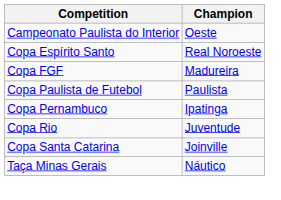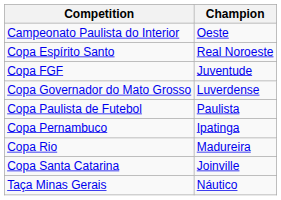(212, 71) Madureira -> (224, 71) Juventude
+ row: (99, 90)
(212, 128) Juventude -> (224, 147) Madureira
